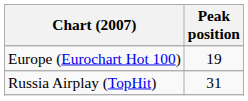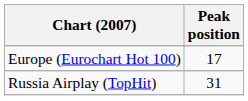(214, 58) 19 -> (214, 58) 17
